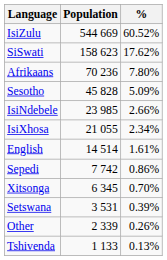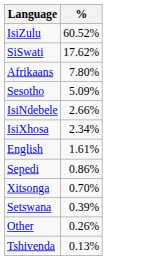- column: (91, 14)
